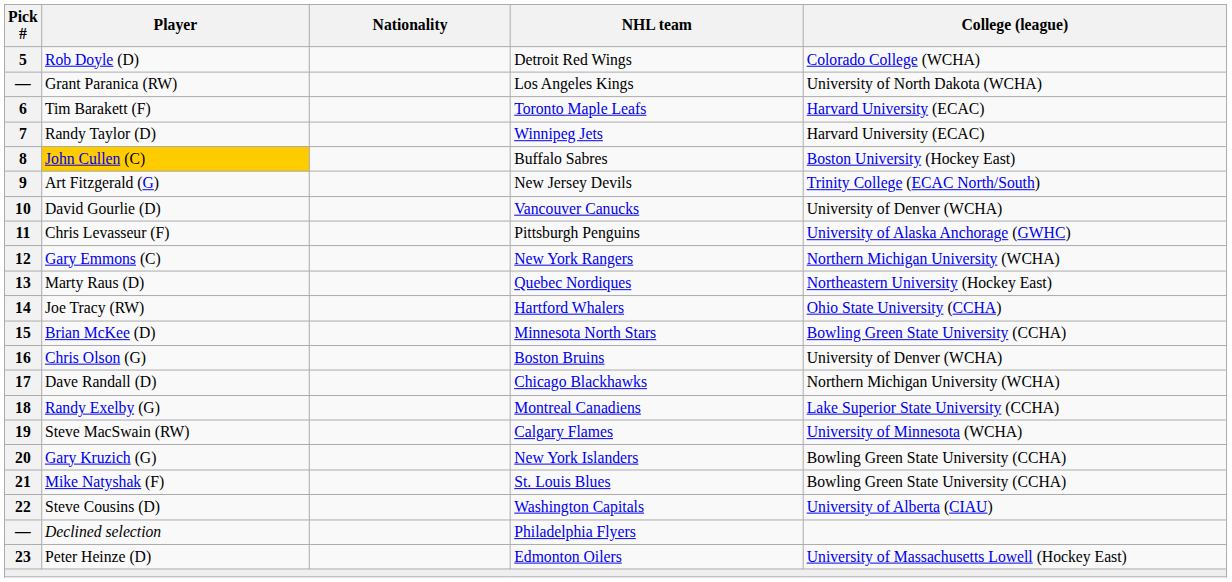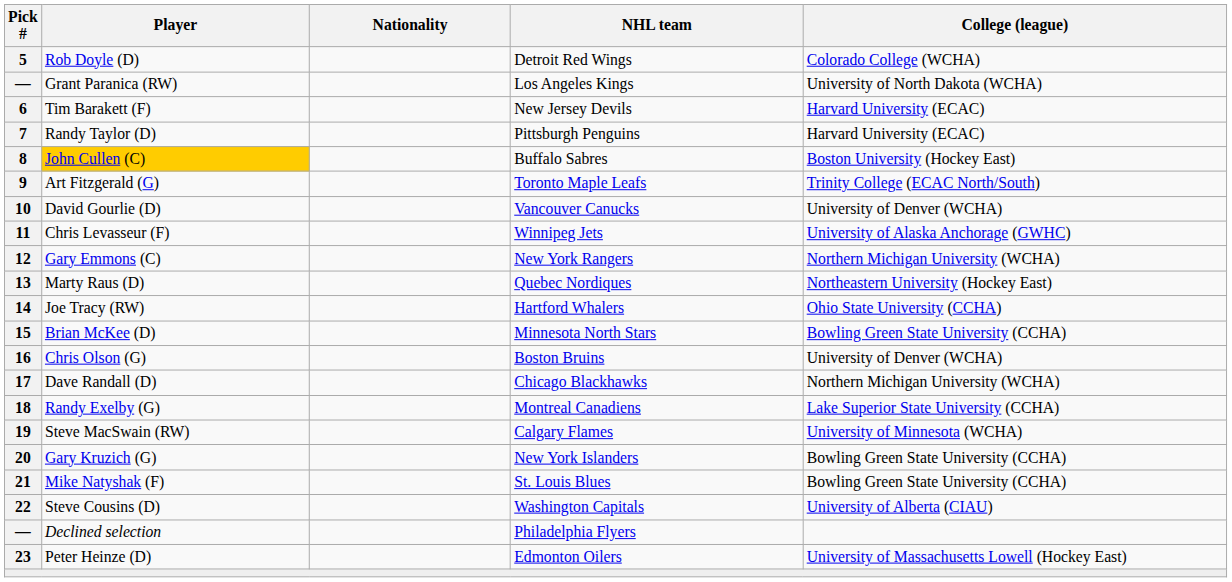(580, 109) Toronto Maple Leafs -> (573, 109) New Jersey Devils
(559, 134) Winnipeg Jets -> (577, 134) Pittsburgh Penguins
(573, 183) New Jersey Devils -> (580, 183) Toronto Maple Leafs
(577, 233) Pittsburgh Penguins -> (559, 233) Winnipeg Jets
